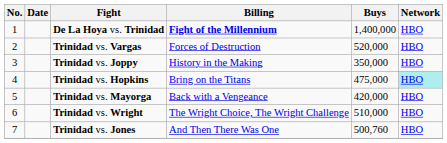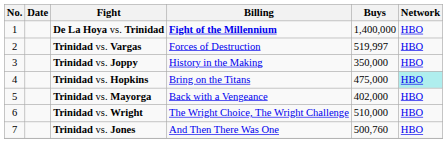(371, 46) 520,000 -> (371, 46) 519,997
(371, 96) 420,000 -> (371, 96) 402,000
